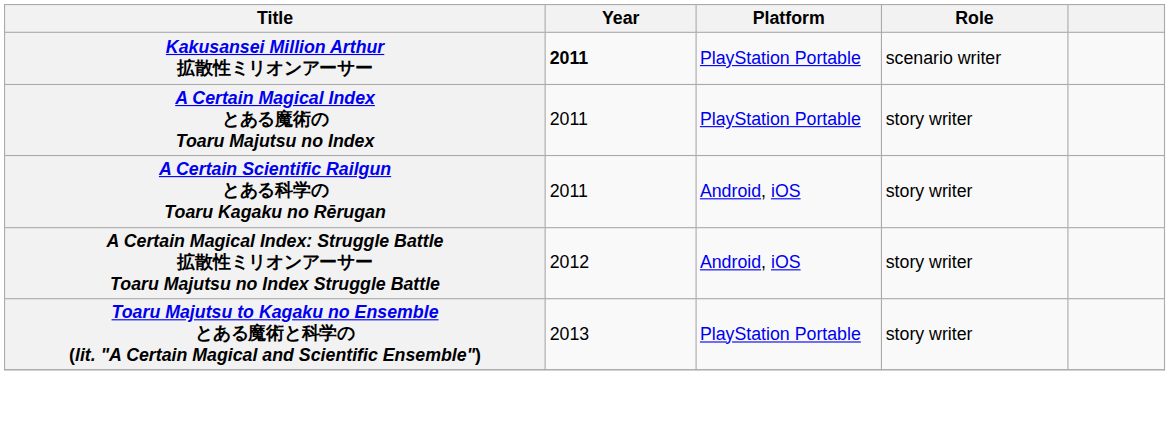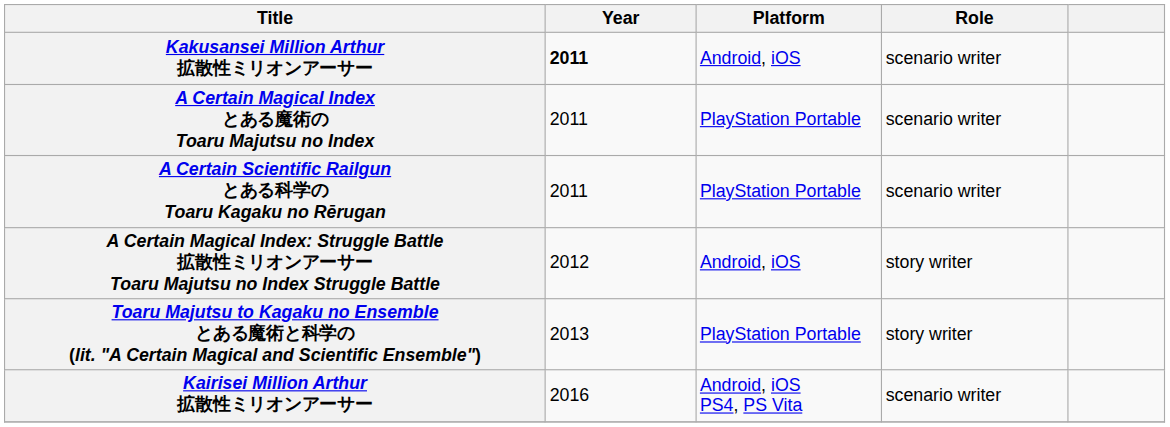(780, 58) PlayStation Portable -> (750, 58) Android, iOS
(929, 119) story writer -> (943, 119) scenario writer
(750, 191) Android, iOS -> (780, 191) PlayStation Portable
(929, 191) story writer -> (943, 191) scenario writer
+ row: (275, 394)
